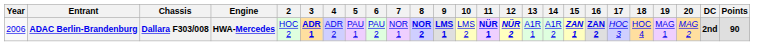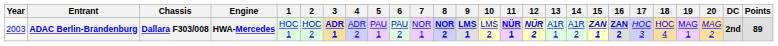+ column: (289, 11)
(16, 29) 2006 -> (16, 29) 2003
(735, 29) 90 -> (758, 29) 89
